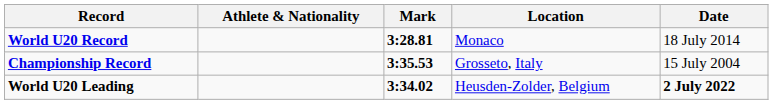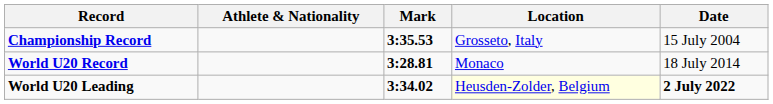rows swapped: (68, 39) <-> (80, 63)
(532, 87) no background -> (532, 87) lightyellow background
